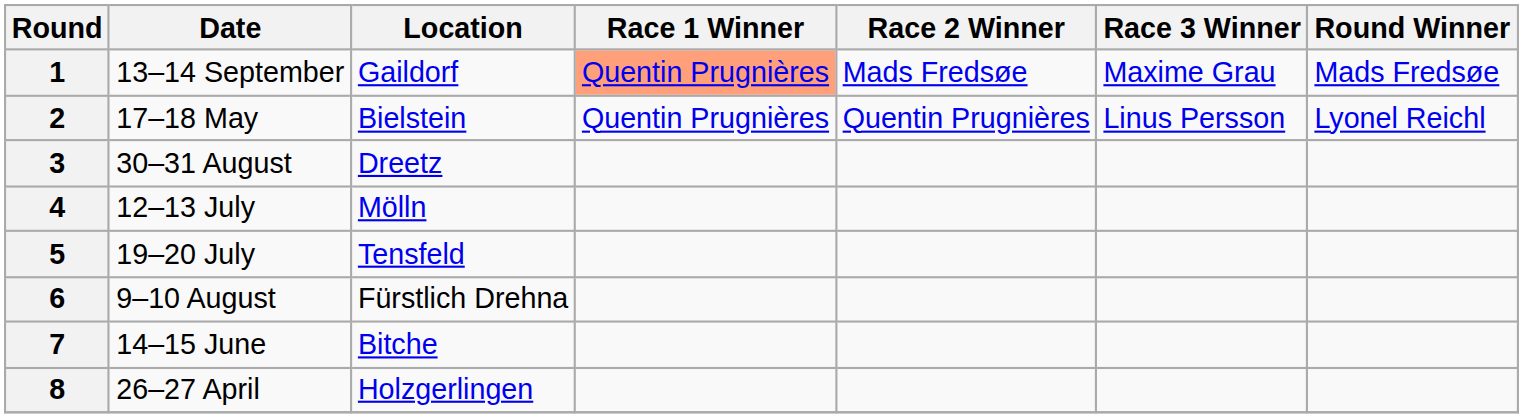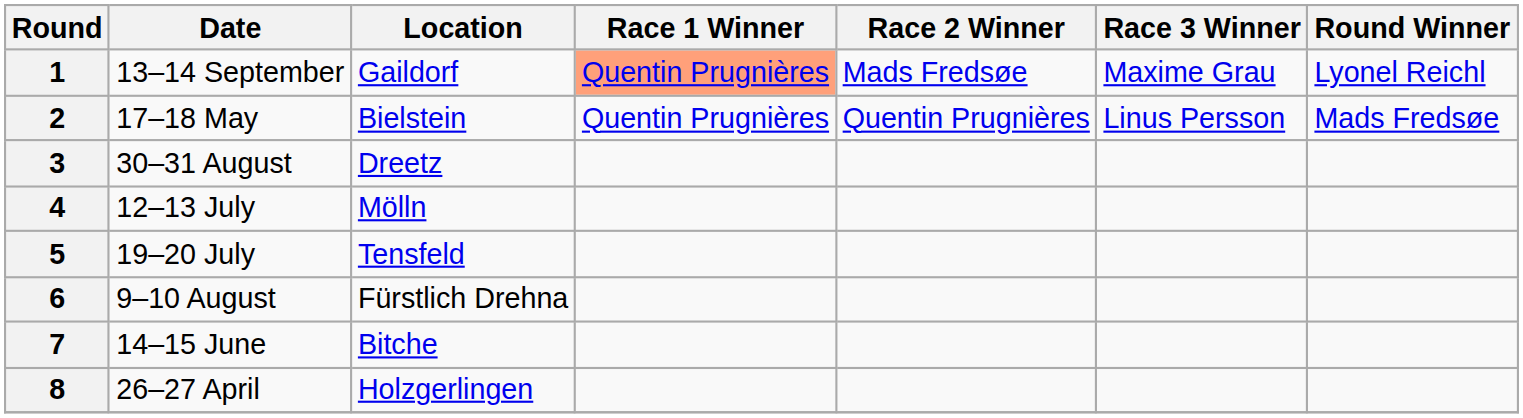(1407, 72) Mads Fredsøe -> (1400, 72) Lyonel Reichl
(1400, 118) Lyonel Reichl -> (1407, 118) Mads Fredsøe
